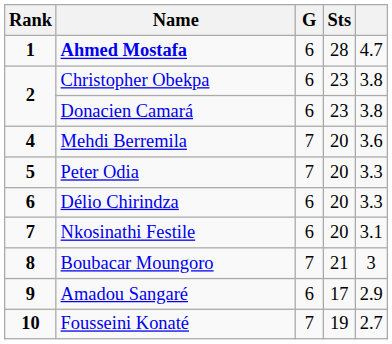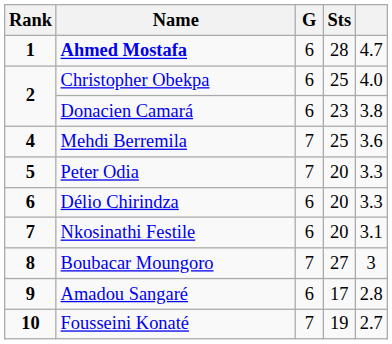(339, 80) 23 -> (339, 80) 25
(371, 80) 3.8 -> (371, 80) 4.0
(339, 141) 20 -> (339, 141) 25
(339, 263) 21 -> (339, 263) 27
(371, 293) 2.9 -> (371, 293) 2.8
